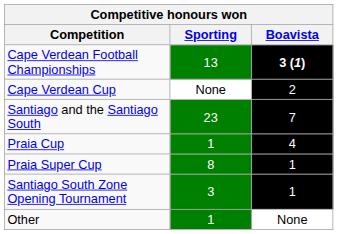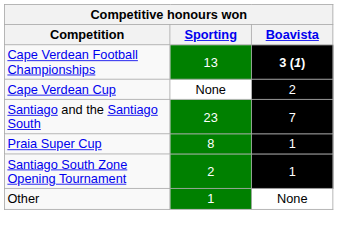- row: (36, 144)
(211, 192) 3 -> (211, 172) 2
